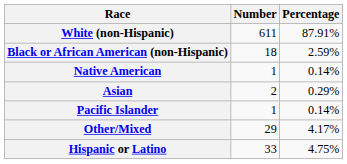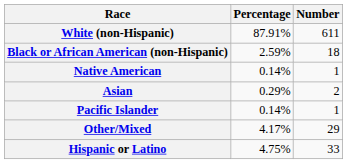columns swapped: (255, 14) <-> (311, 14)
